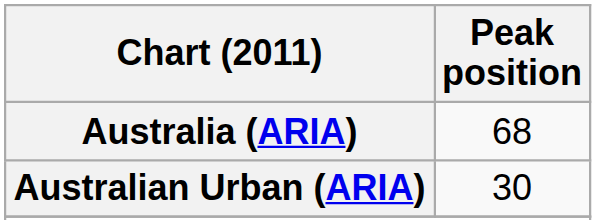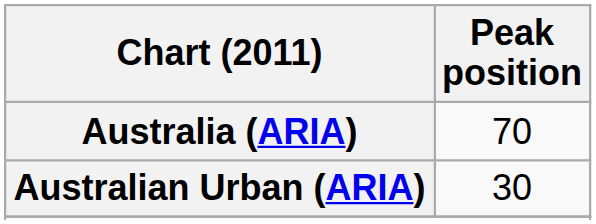(512, 130) 68 -> (512, 130) 70
